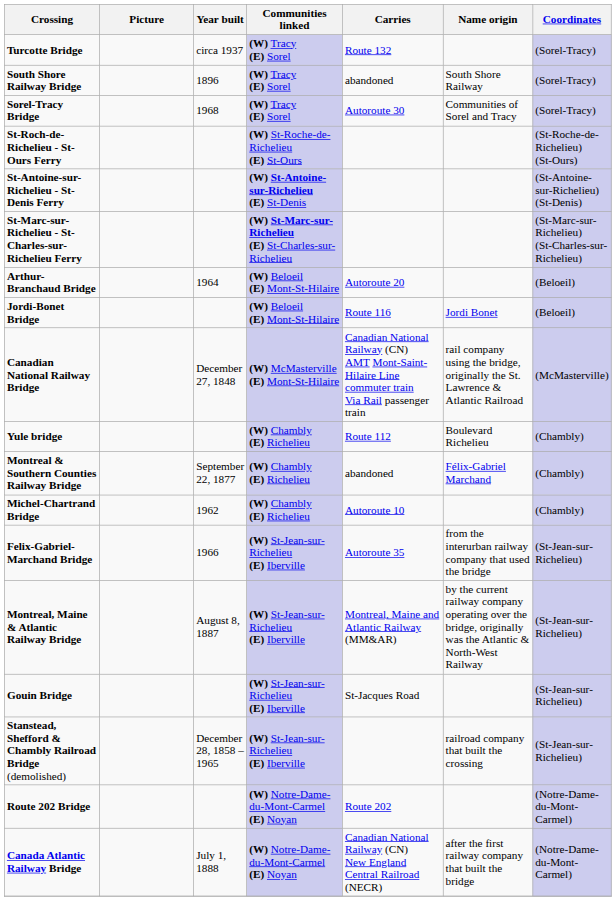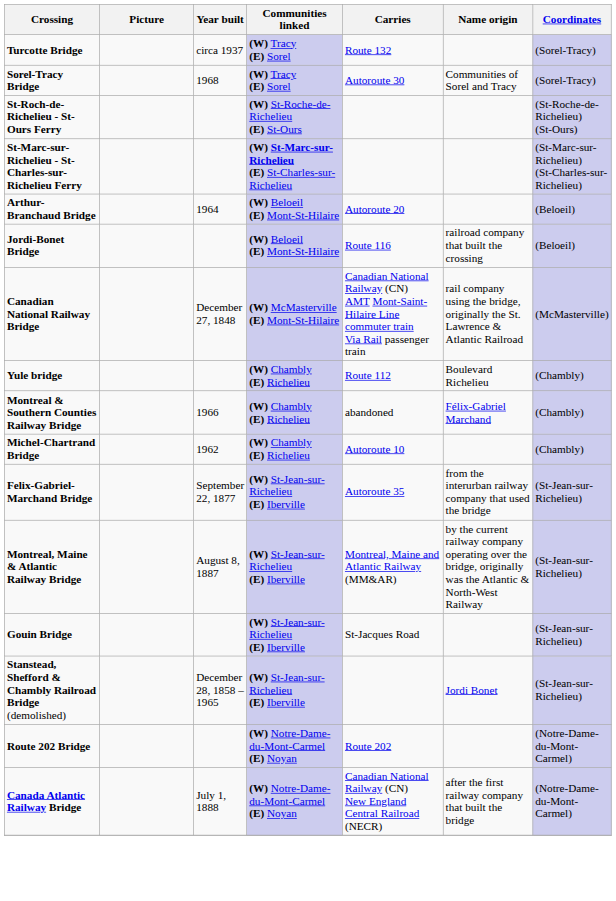- row: (44, 80)
- row: (44, 190)
(472, 312) Jordi Bonet -> (485, 245) railroad company that built the crossing
(220, 473) September 22, 1877 -> (207, 412) 1966
(207, 552) 1966 -> (220, 492) September 22, 1877
(485, 751) railroad company that built the crossing -> (472, 690) Jordi Bonet
